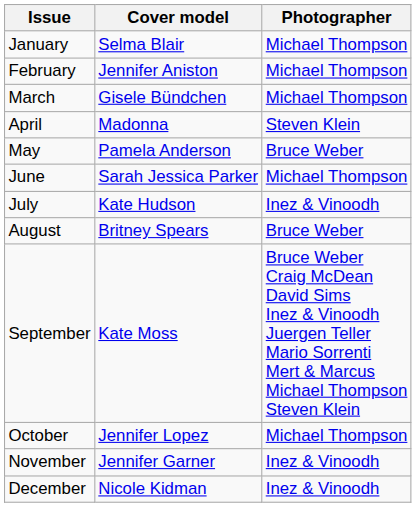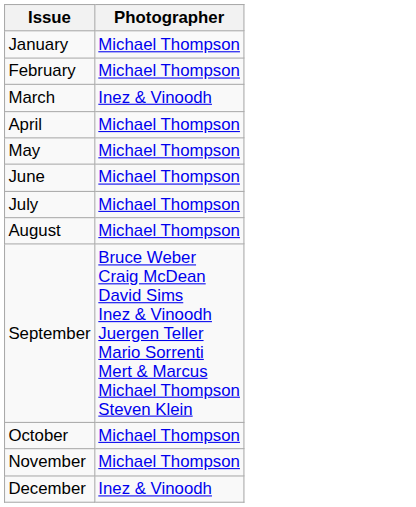- column: (178, 17)
(337, 97) Michael Thompson -> (155, 97) Inez & Vinoodh
(313, 124) Steven Klein -> (169, 124) Michael Thompson
(315, 151) Bruce Weber -> (169, 151) Michael Thompson
(323, 204) Inez & Vinoodh -> (169, 204) Michael Thompson
(315, 230) Bruce Weber -> (169, 230) Michael Thompson
(323, 462) Inez & Vinoodh -> (169, 462) Michael Thompson
